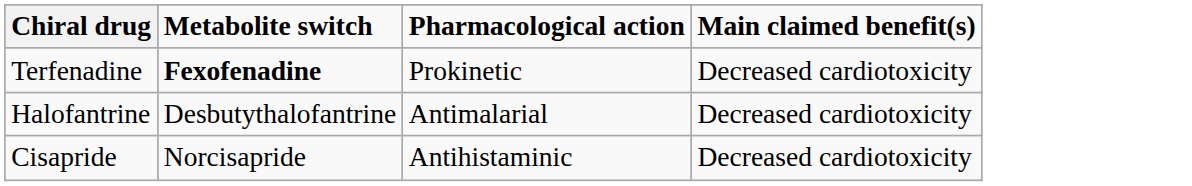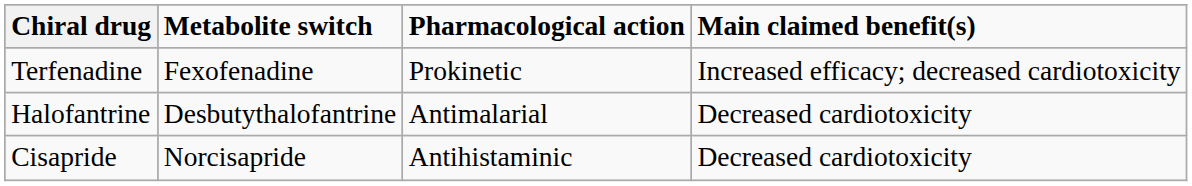(243, 69) bold -> (239, 69) normal
(835, 69) Decreased cardiotoxicity -> (939, 69) Increased efficacy; decreased cardiotoxicity
